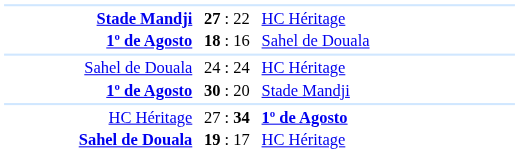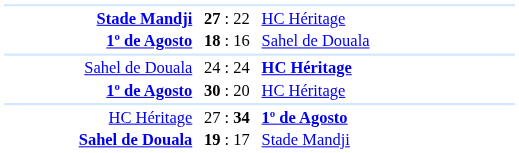(303, 68) normal -> (307, 68) bold
(306, 90) Stade Mandji -> (303, 90) HC Héritage
(303, 140) HC Héritage -> (306, 140) Stade Mandji
